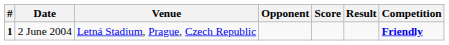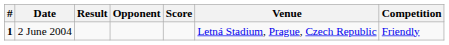columns swapped: (167, 13) <-> (361, 13)
(402, 31) bold -> (401, 31) normal
